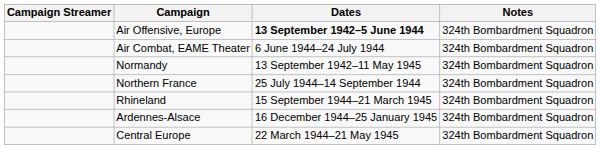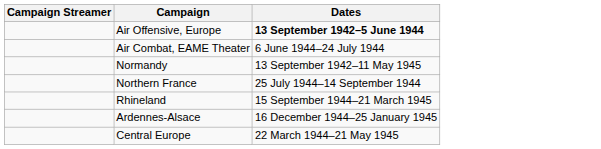- column: (518, 13)
